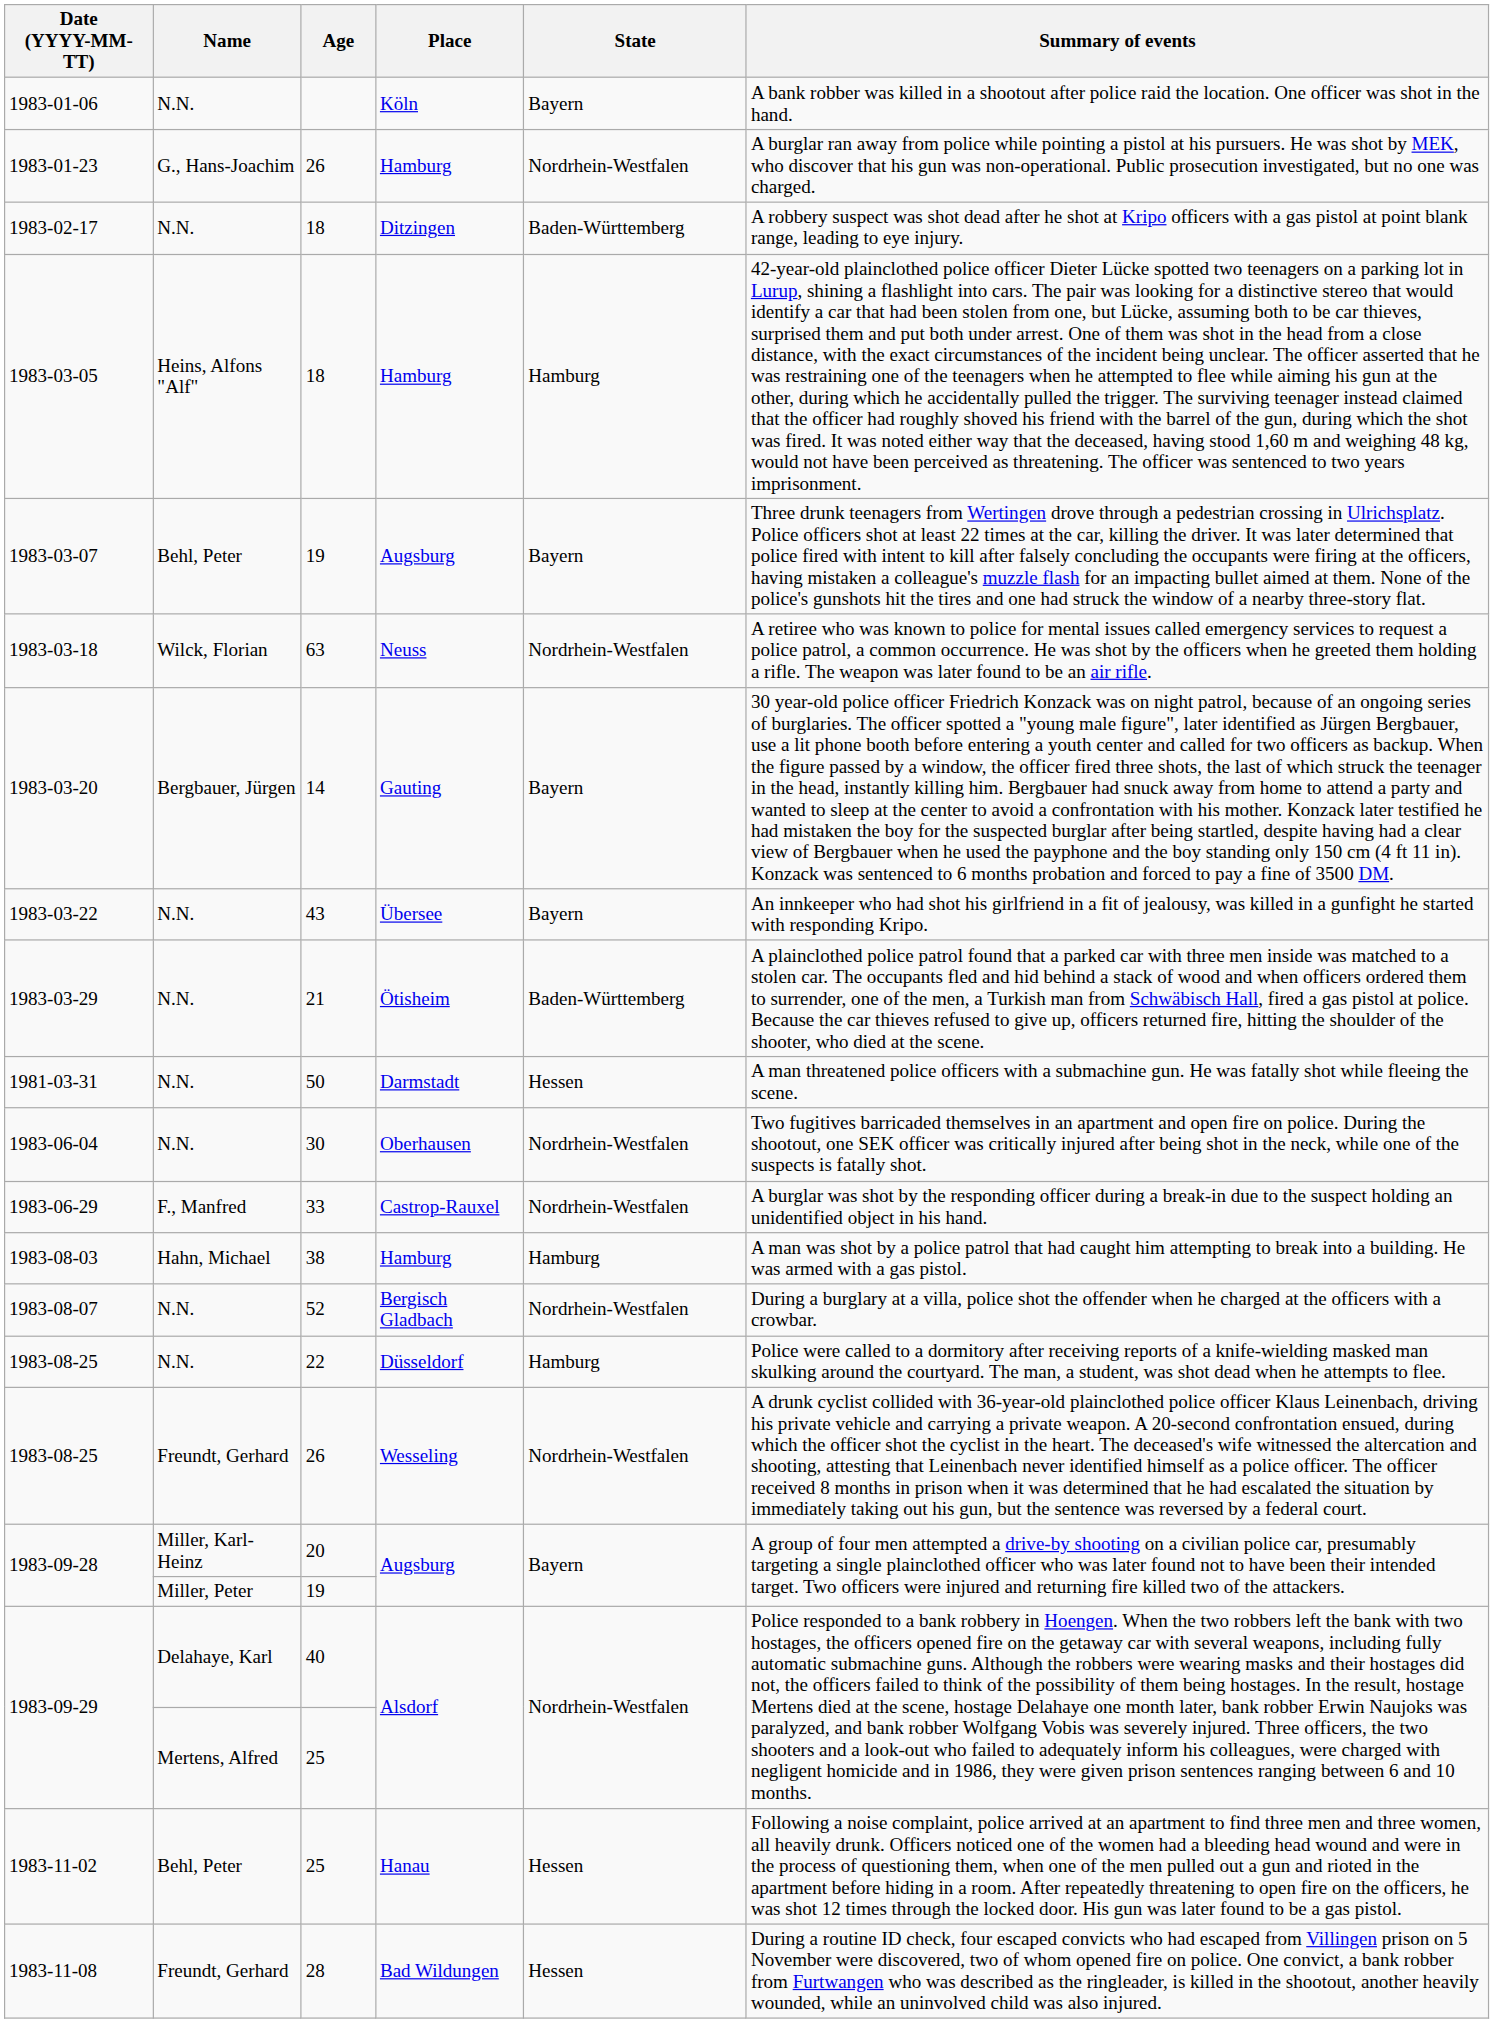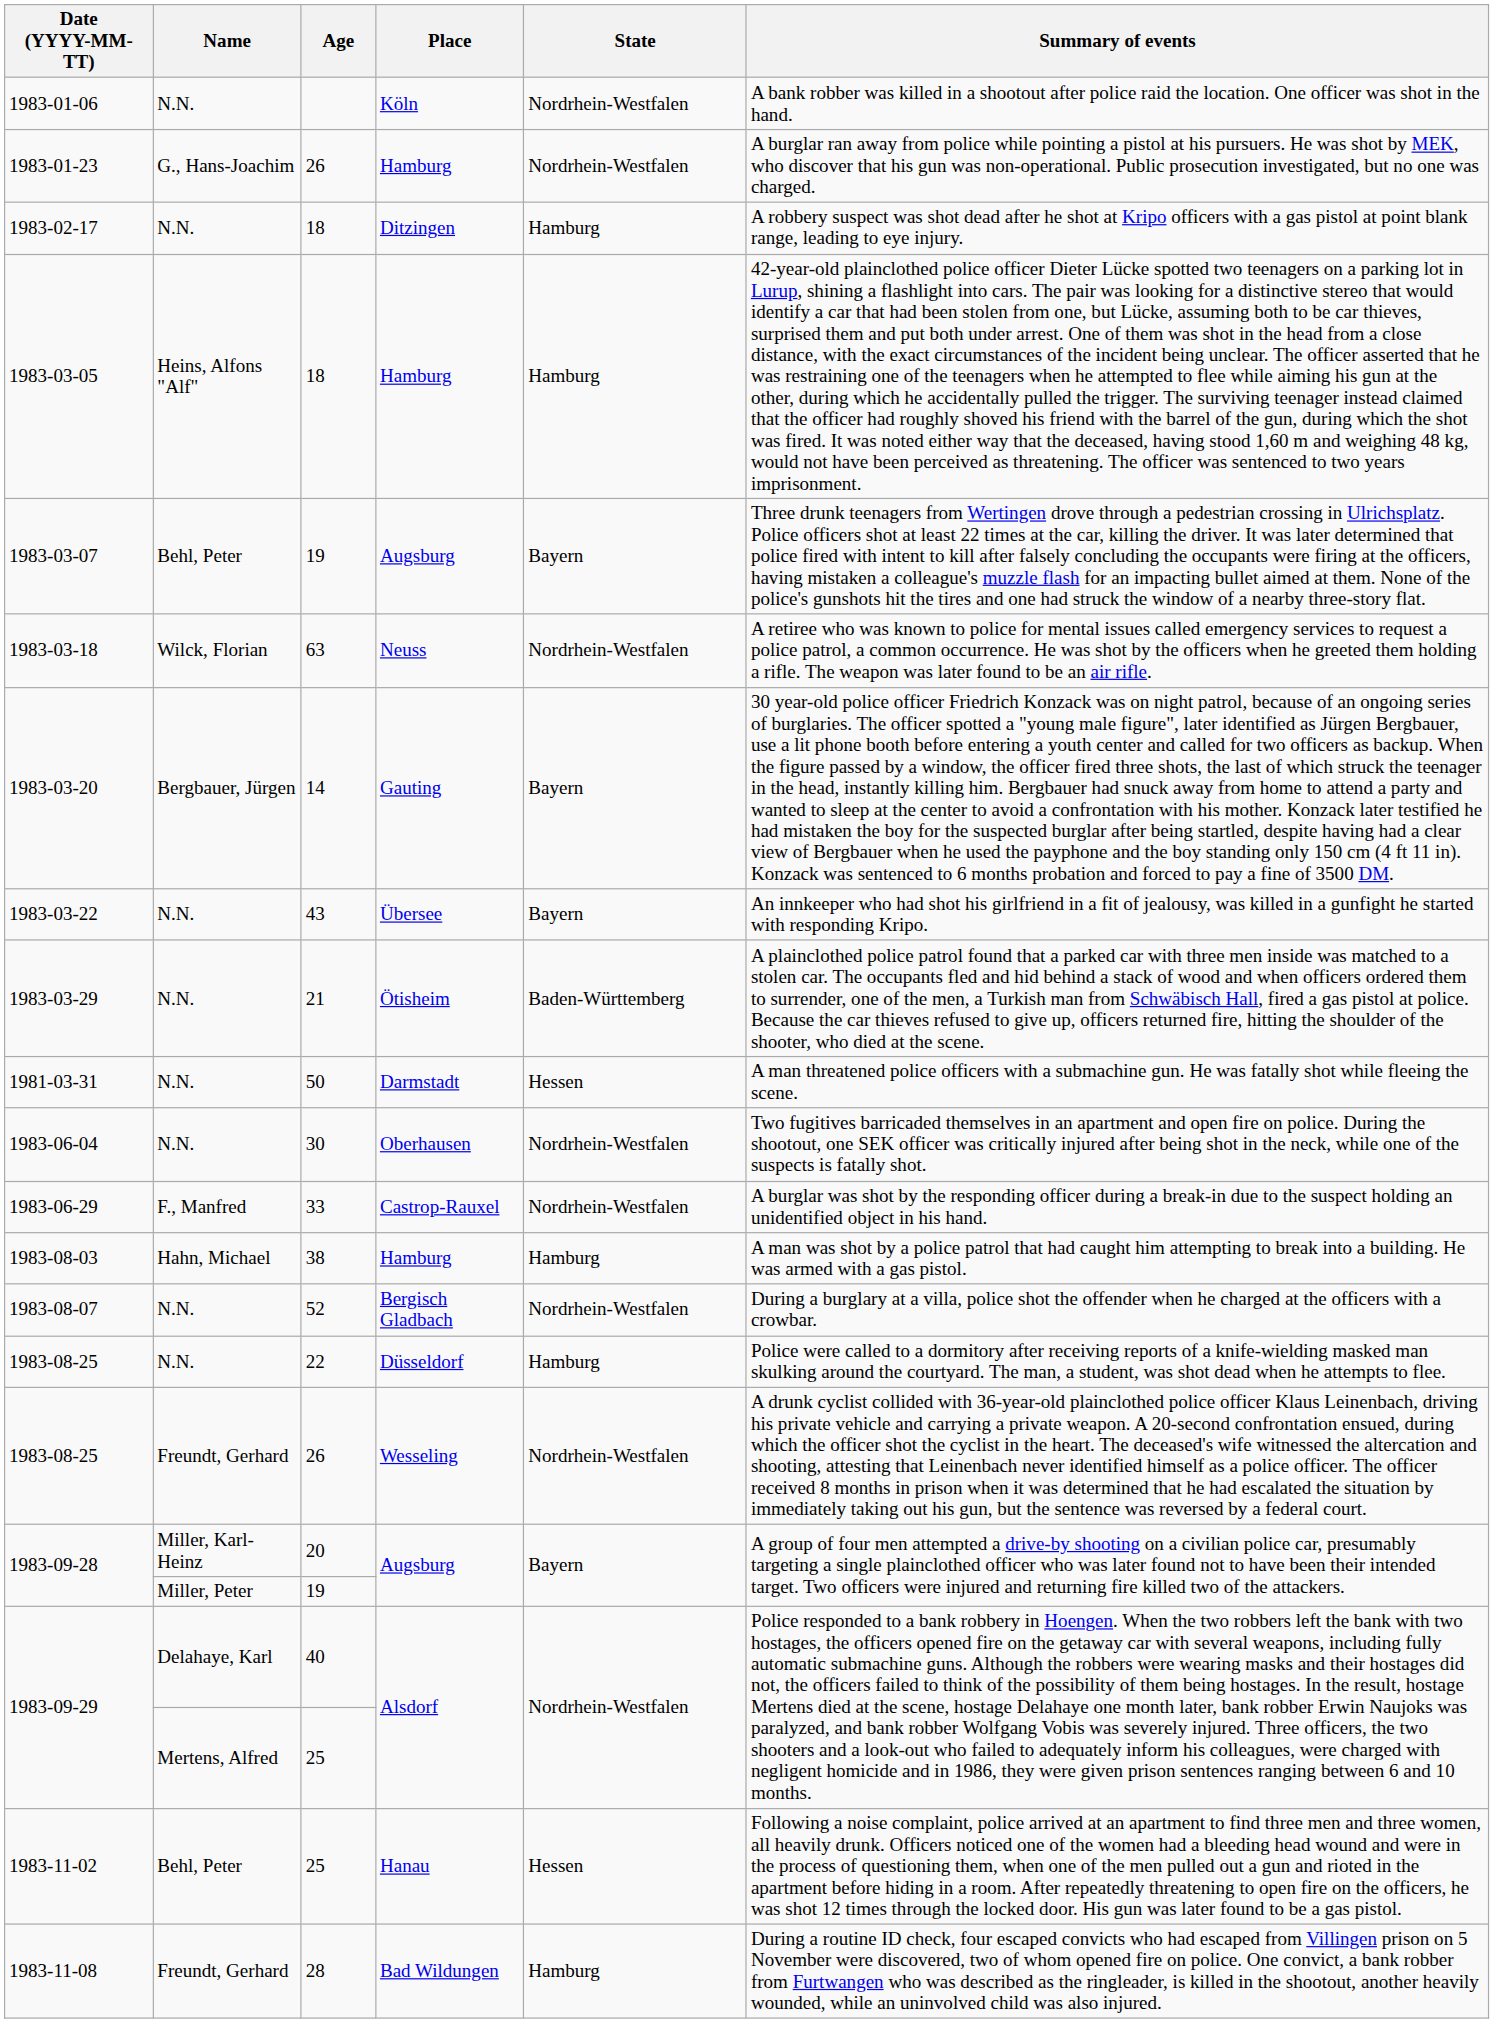(556, 103) Bayern -> (608, 103) Nordrhein-Westfalen
(606, 227) Baden-Württemberg -> (564, 227) Hamburg
(556, 1971) Hessen -> (564, 1971) Hamburg
